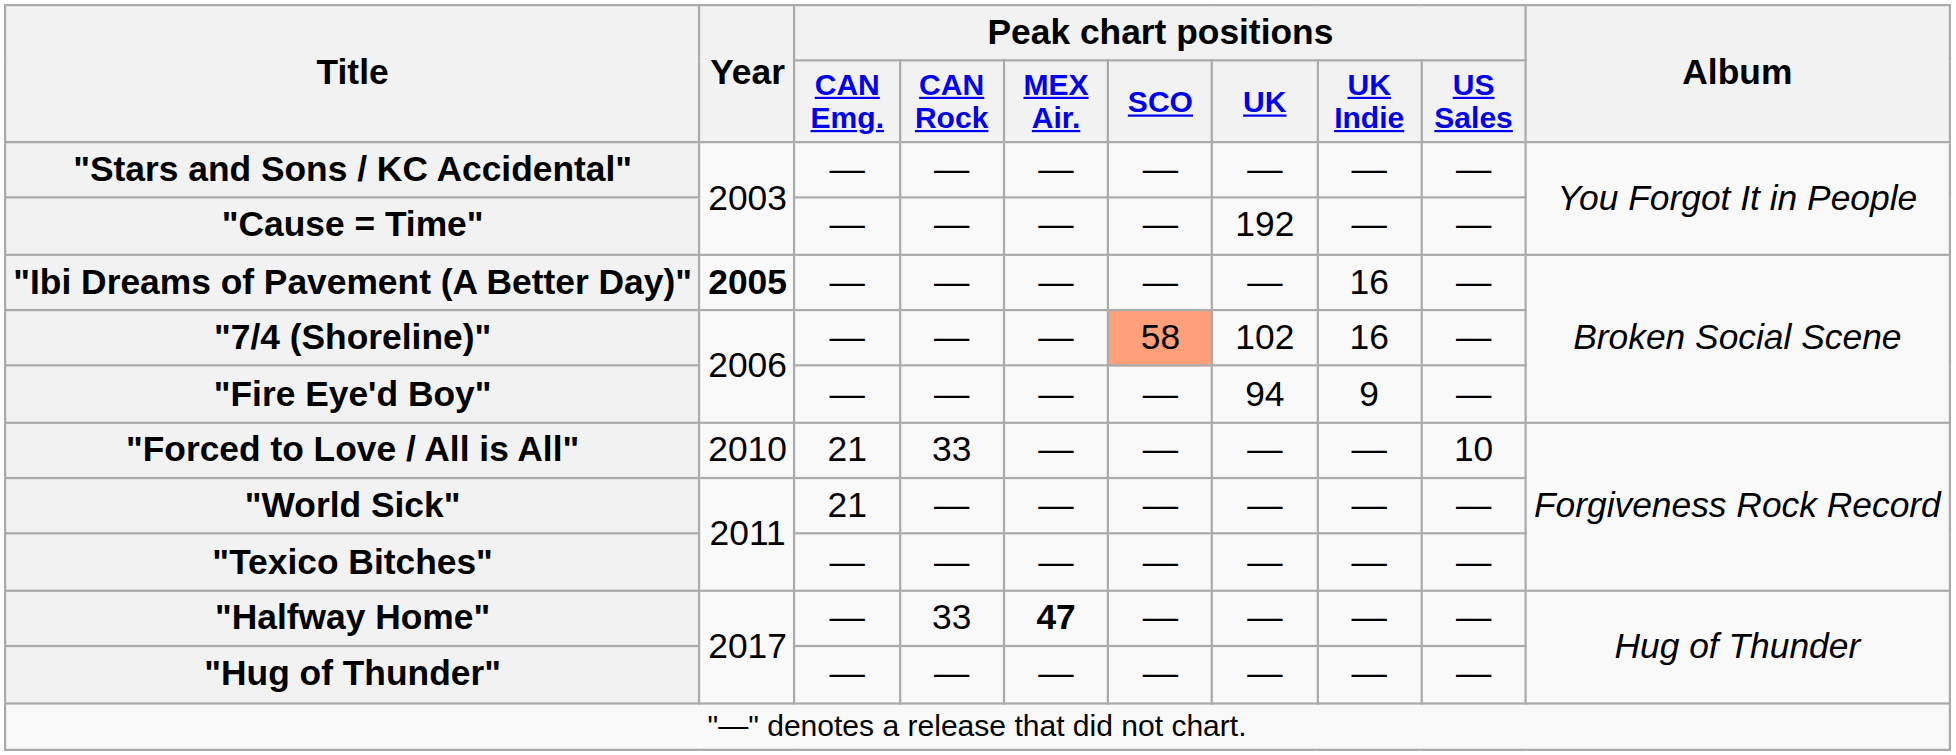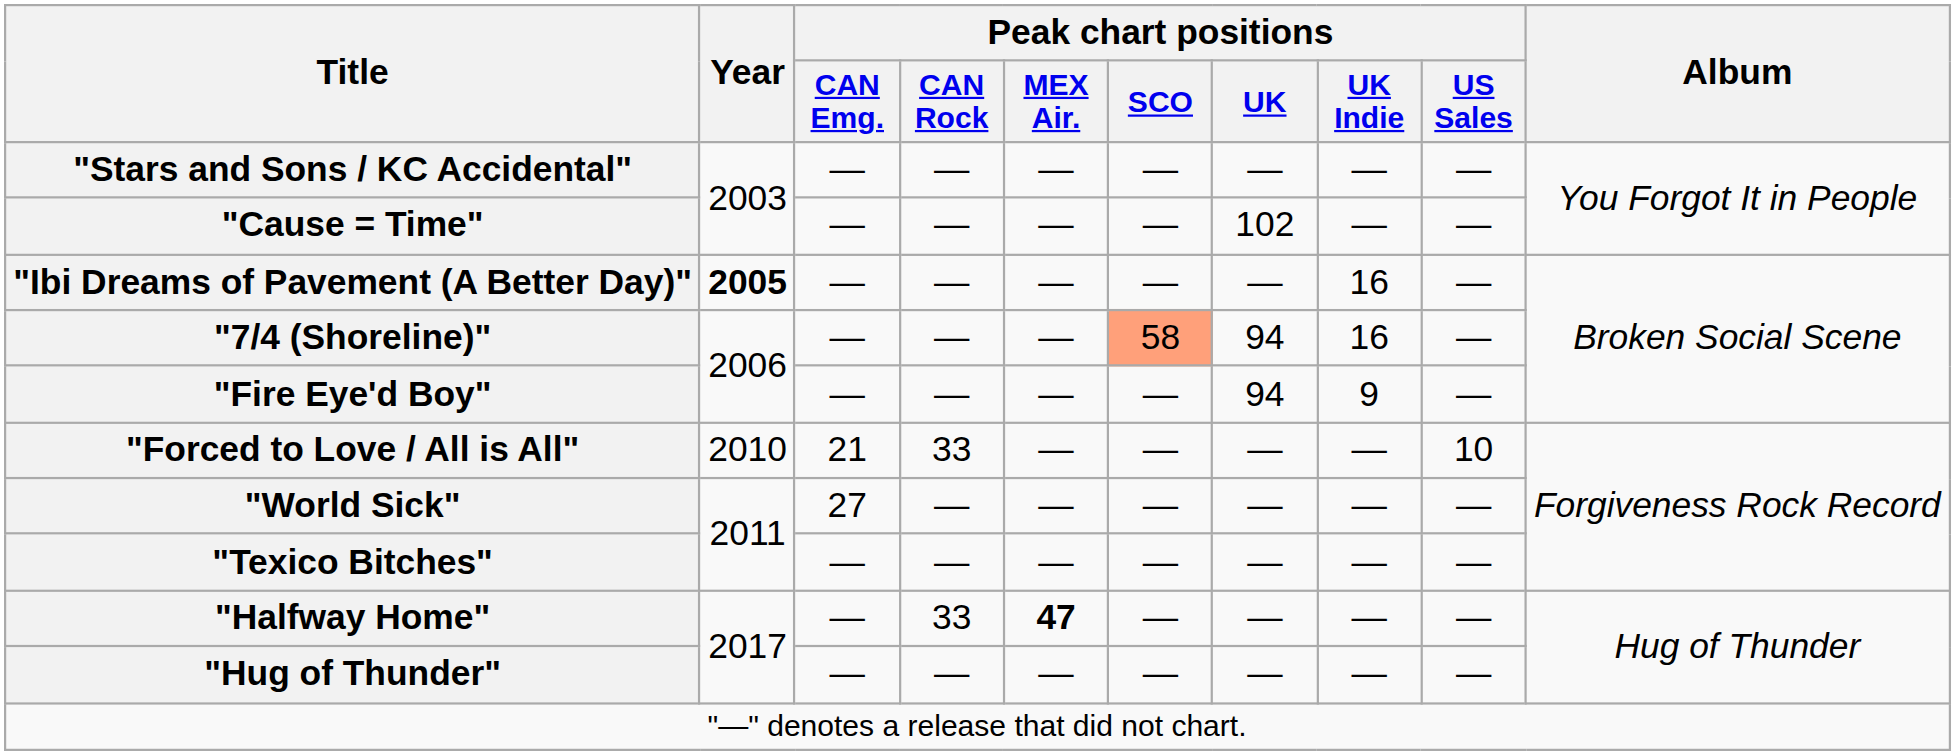(1265, 225) 192 -> (1265, 225) 102
(1265, 337) 102 -> (1265, 337) 94
(847, 505) 21 -> (847, 505) 27
